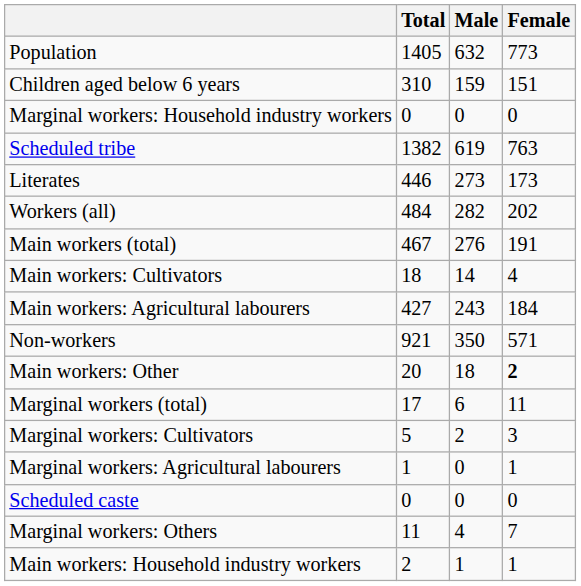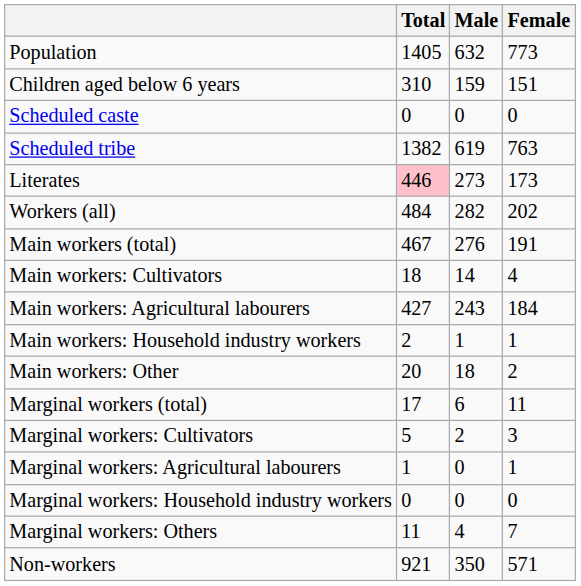rows swapped: (74, 500) <-> (201, 116)
(416, 180) no background -> (416, 180) pink background
rows swapped: (185, 564) <-> (62, 340)
(513, 372) bold -> (513, 372) normal
